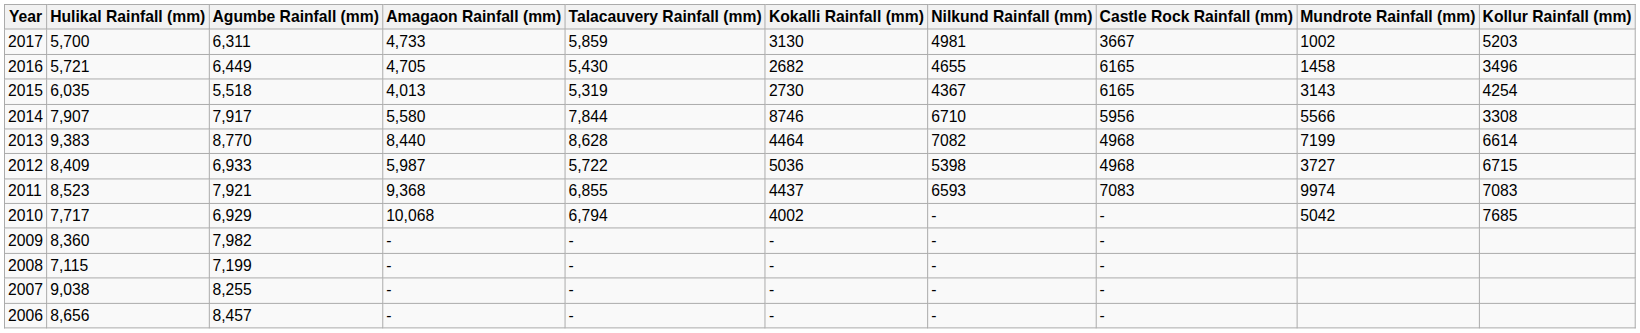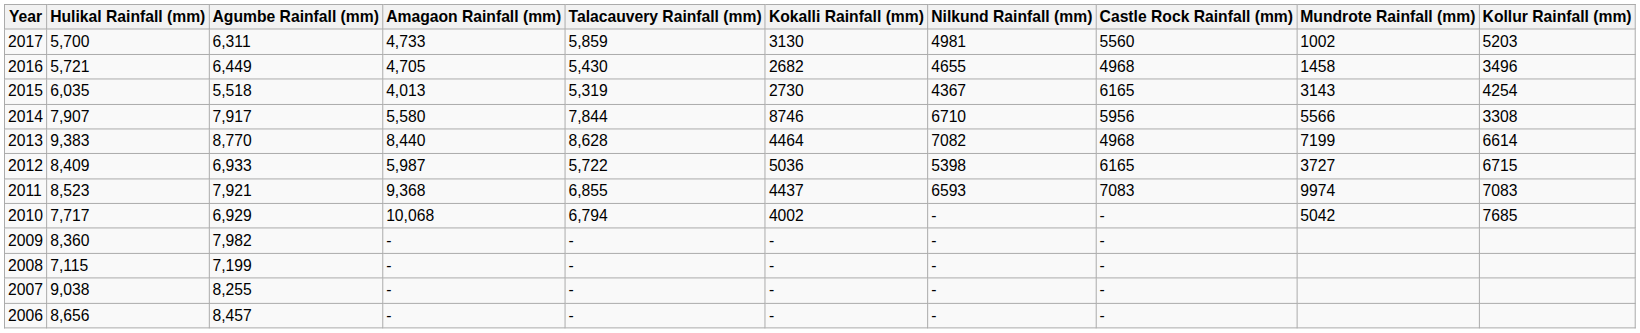(1117, 41) 3667 -> (1117, 41) 5560
(1117, 66) 6165 -> (1117, 66) 4968
(1117, 166) 4968 -> (1117, 166) 6165
